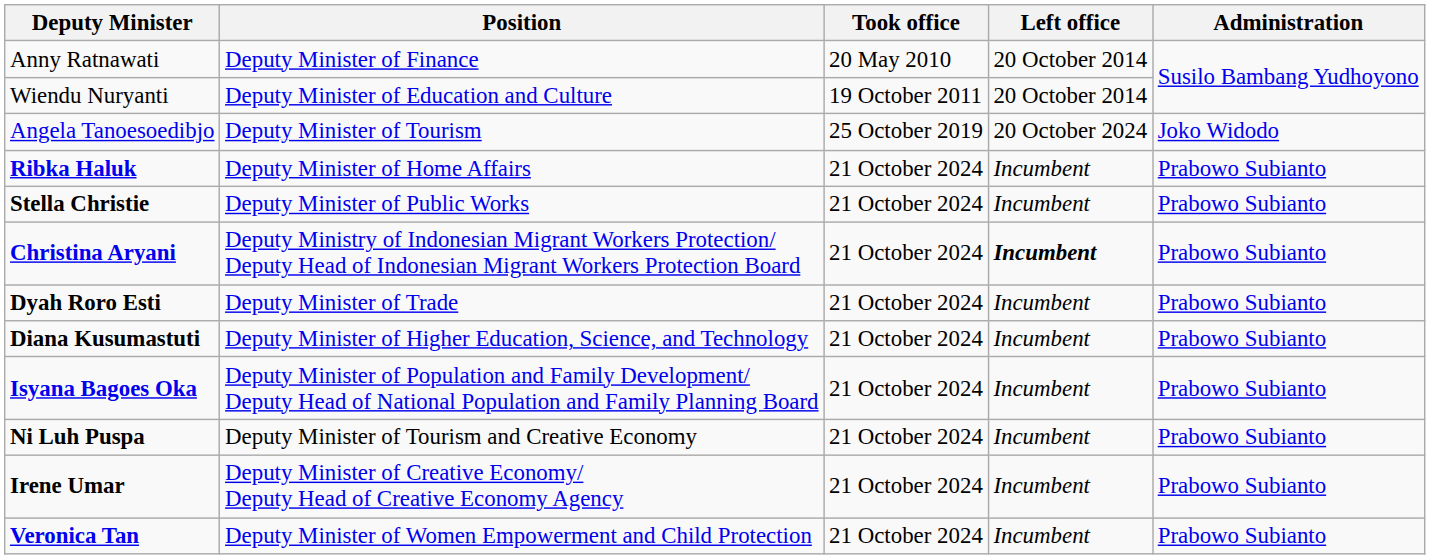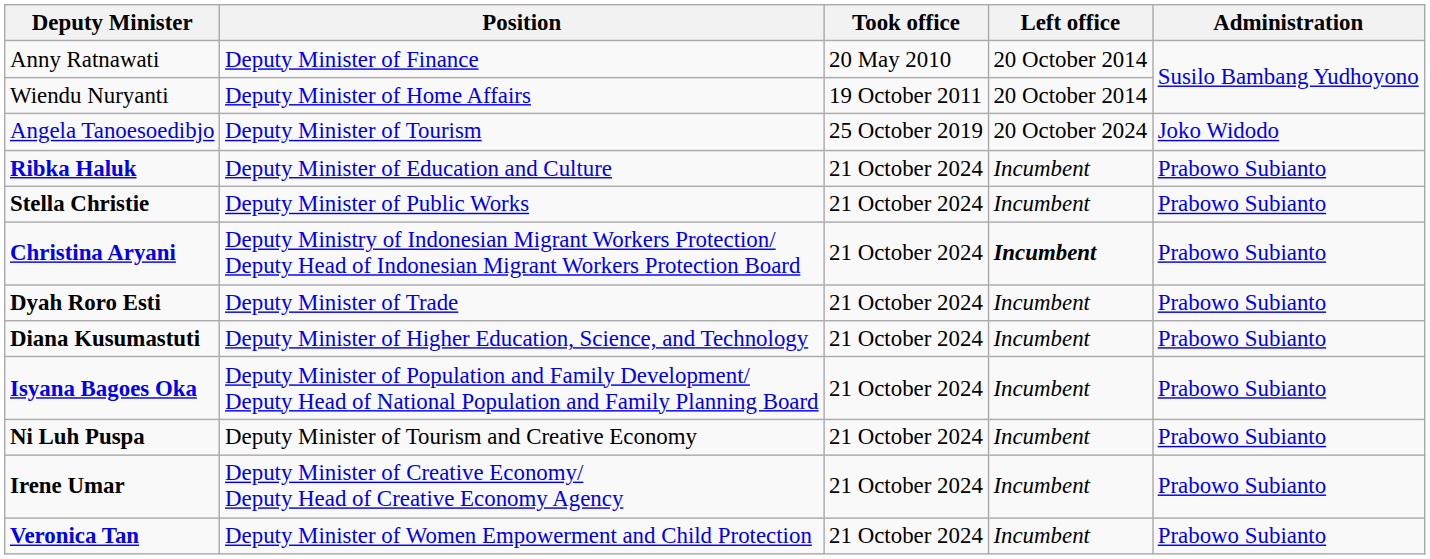(419, 95) Deputy Minister of Education and Culture -> (378, 95) Deputy Minister of Home Affairs
(378, 167) Deputy Minister of Home Affairs -> (419, 167) Deputy Minister of Education and Culture
